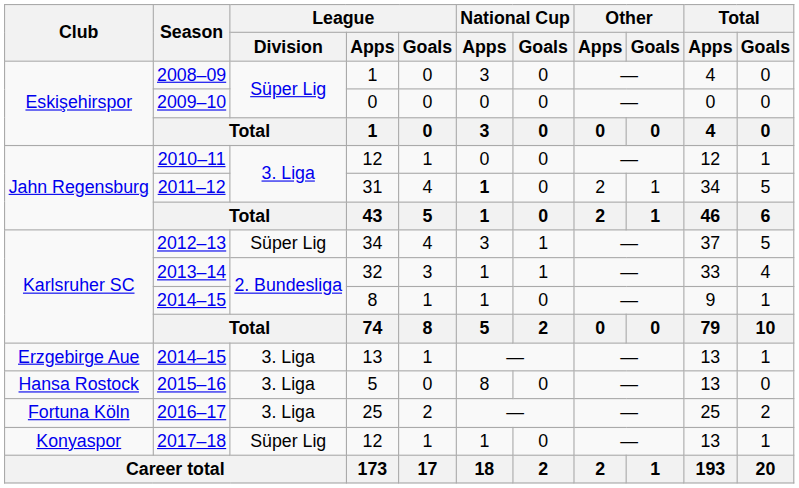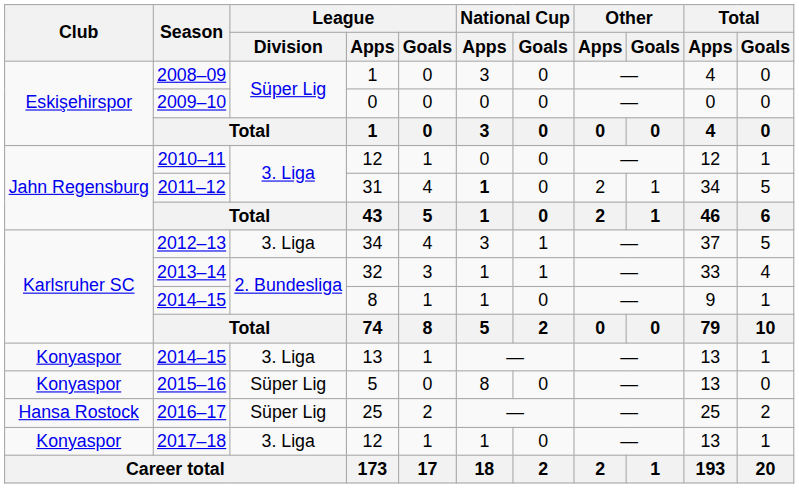(288, 243) Süper Lig -> (288, 243) 3. Liga
(79, 356) Erzgebirge Aue -> (79, 356) Konyaspor
(79, 384) Hansa Rostock -> (79, 384) Konyaspor
(288, 384) 3. Liga -> (288, 384) Süper Lig
(79, 412) Fortuna Köln -> (79, 412) Hansa Rostock
(288, 412) 3. Liga -> (288, 412) Süper Lig
(288, 441) Süper Lig -> (288, 441) 3. Liga
